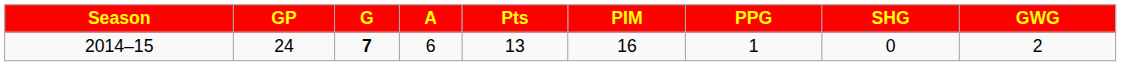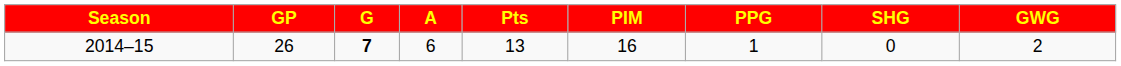(284, 46) 24 -> (284, 46) 26
